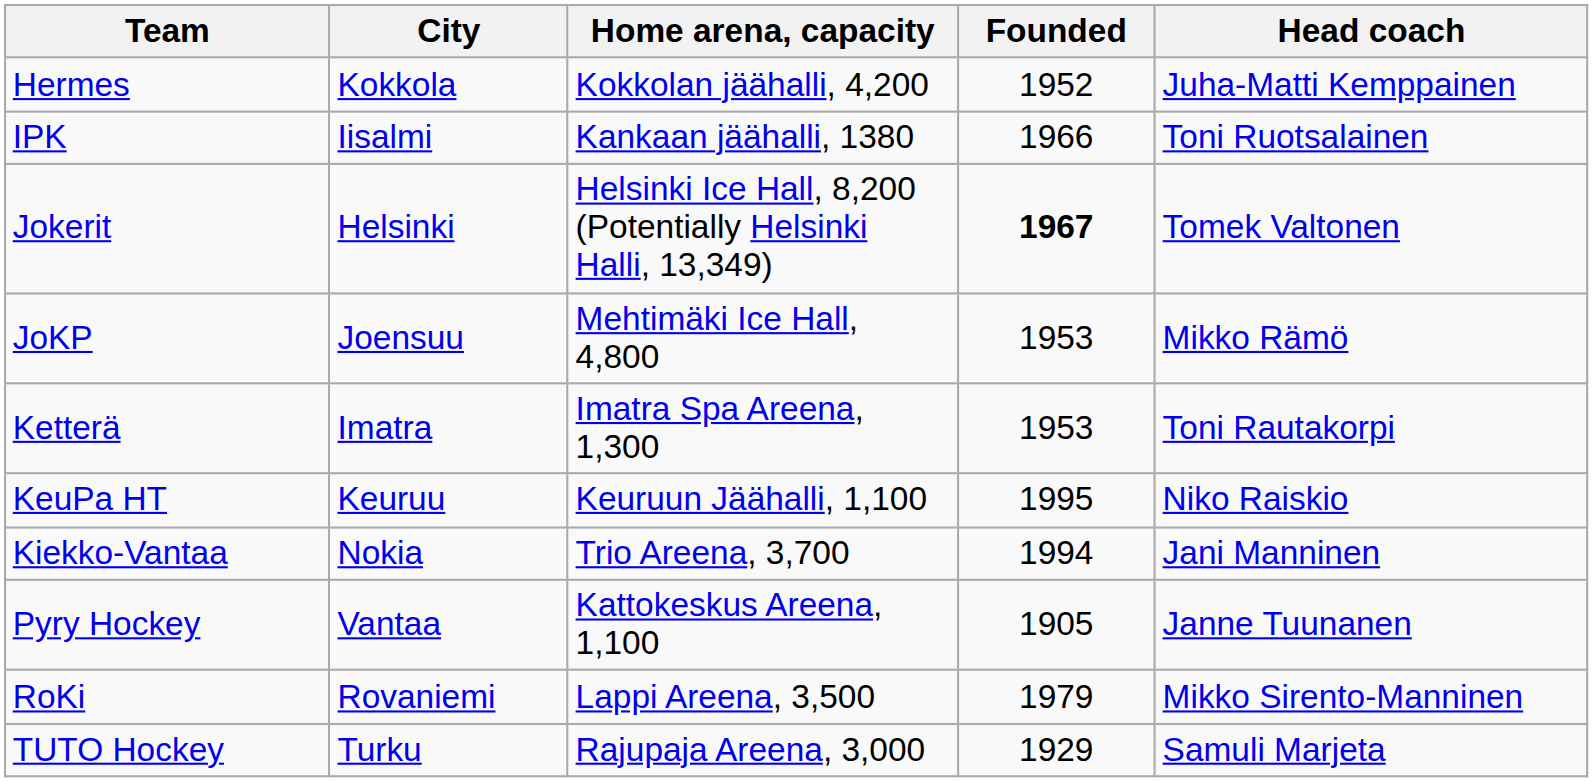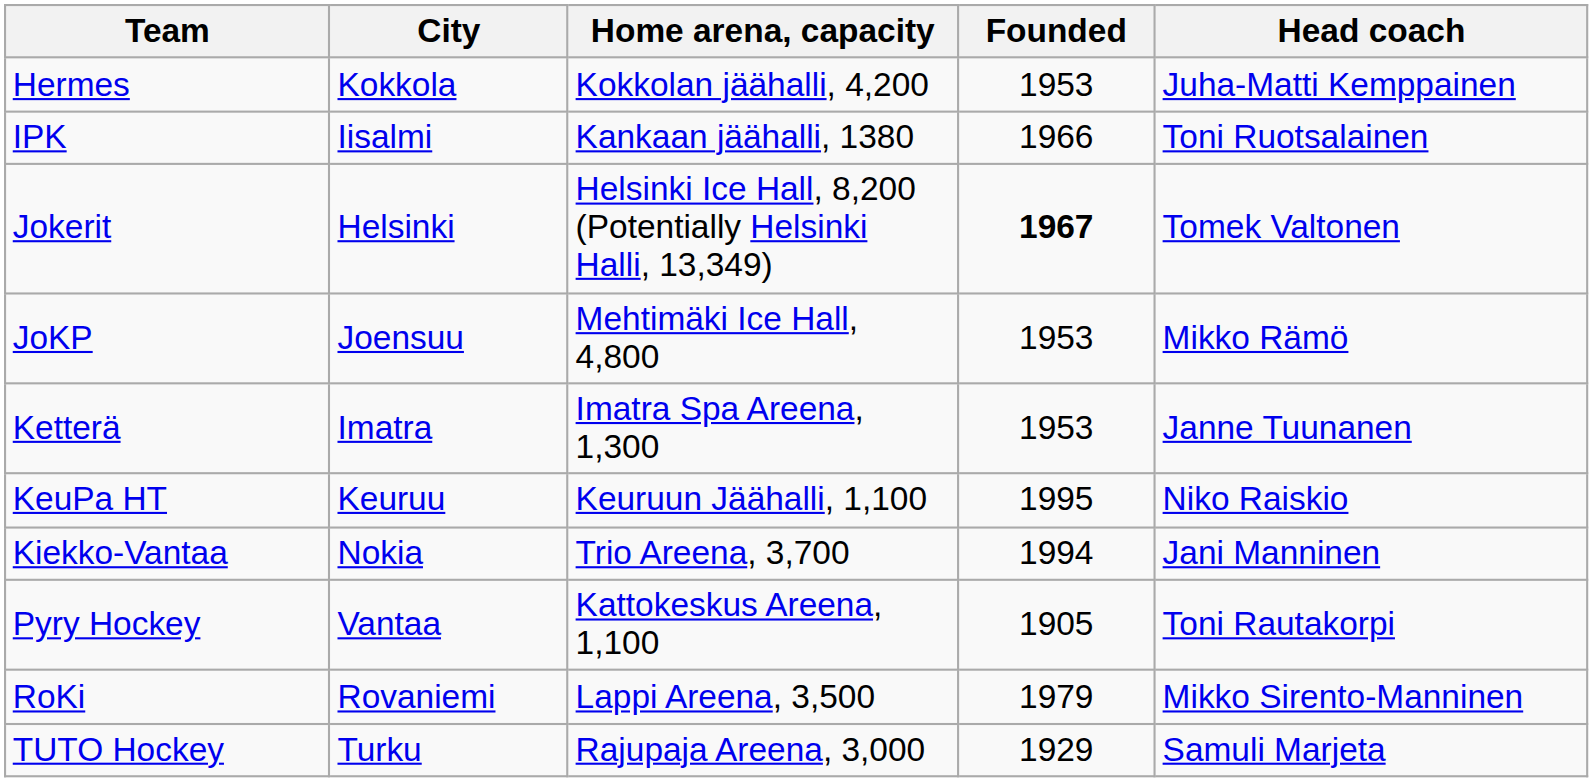(1056, 84) 1952 -> (1056, 84) 1953
(1279, 427) Toni Rautakorpi -> (1287, 427) Janne Tuunanen
(1287, 624) Janne Tuunanen -> (1279, 624) Toni Rautakorpi
